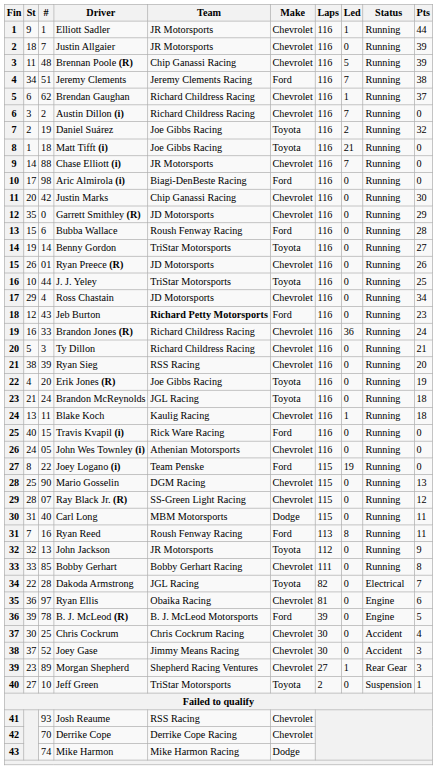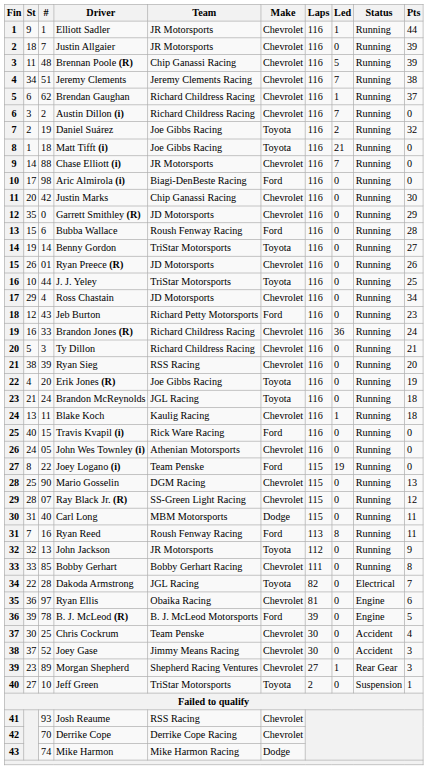(282, 80) Ford -> (283, 80) Chevrolet
(209, 315) bold -> (204, 315) normal
(197, 634) Chris Cockrum Racing -> (177, 634) Team Penske
